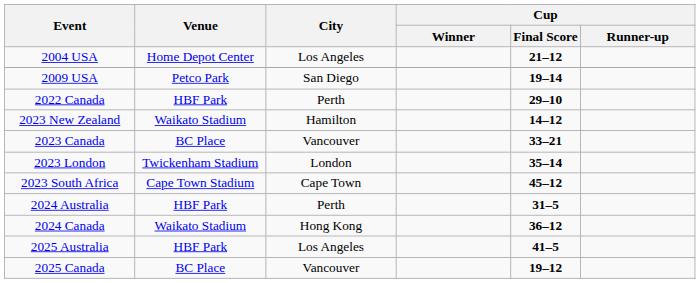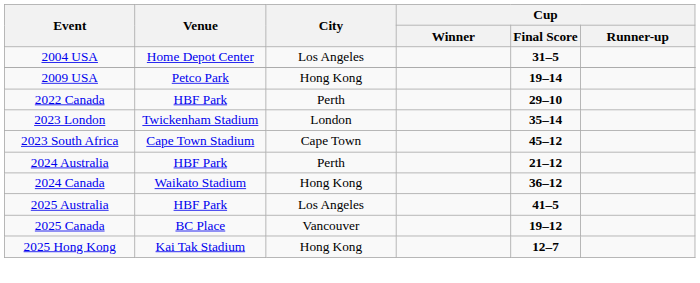(546, 57) 21–12 -> (546, 57) 31–5
(331, 78) San Diego -> (331, 78) Hong Kong
- row: (70, 120)
- row: (70, 141)
(546, 204) 31–5 -> (546, 162) 21–12
+ row: (70, 246)
